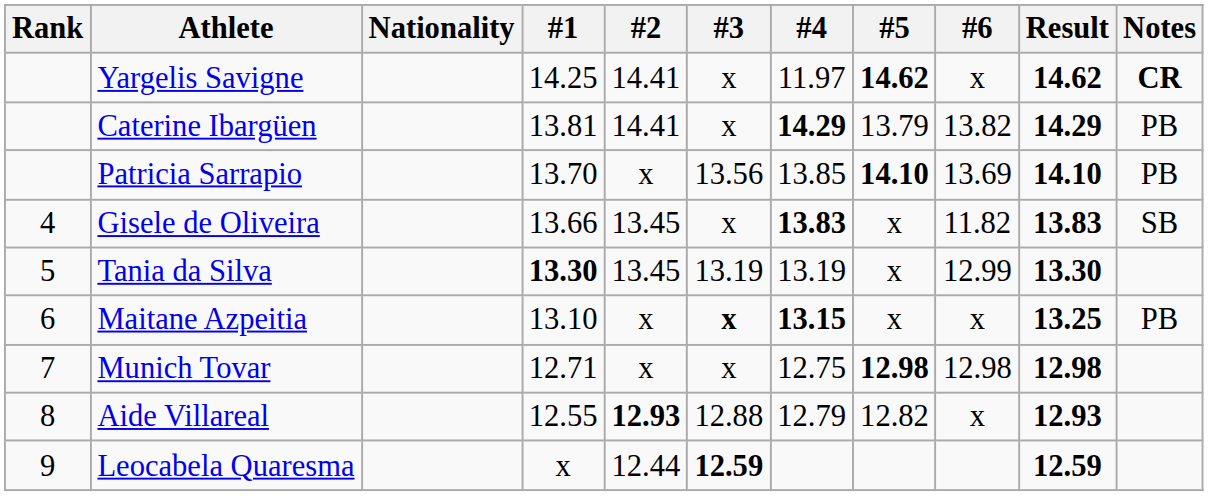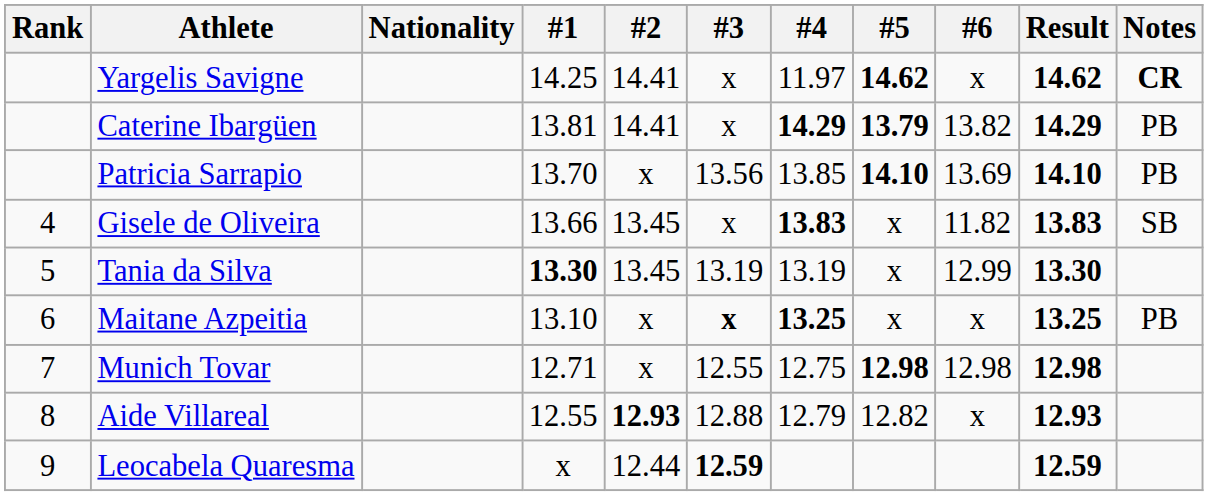(894, 125) normal -> (894, 125) bold
(812, 319) 13.15 -> (812, 319) 13.25
(729, 367) x -> (729, 367) 12.55
